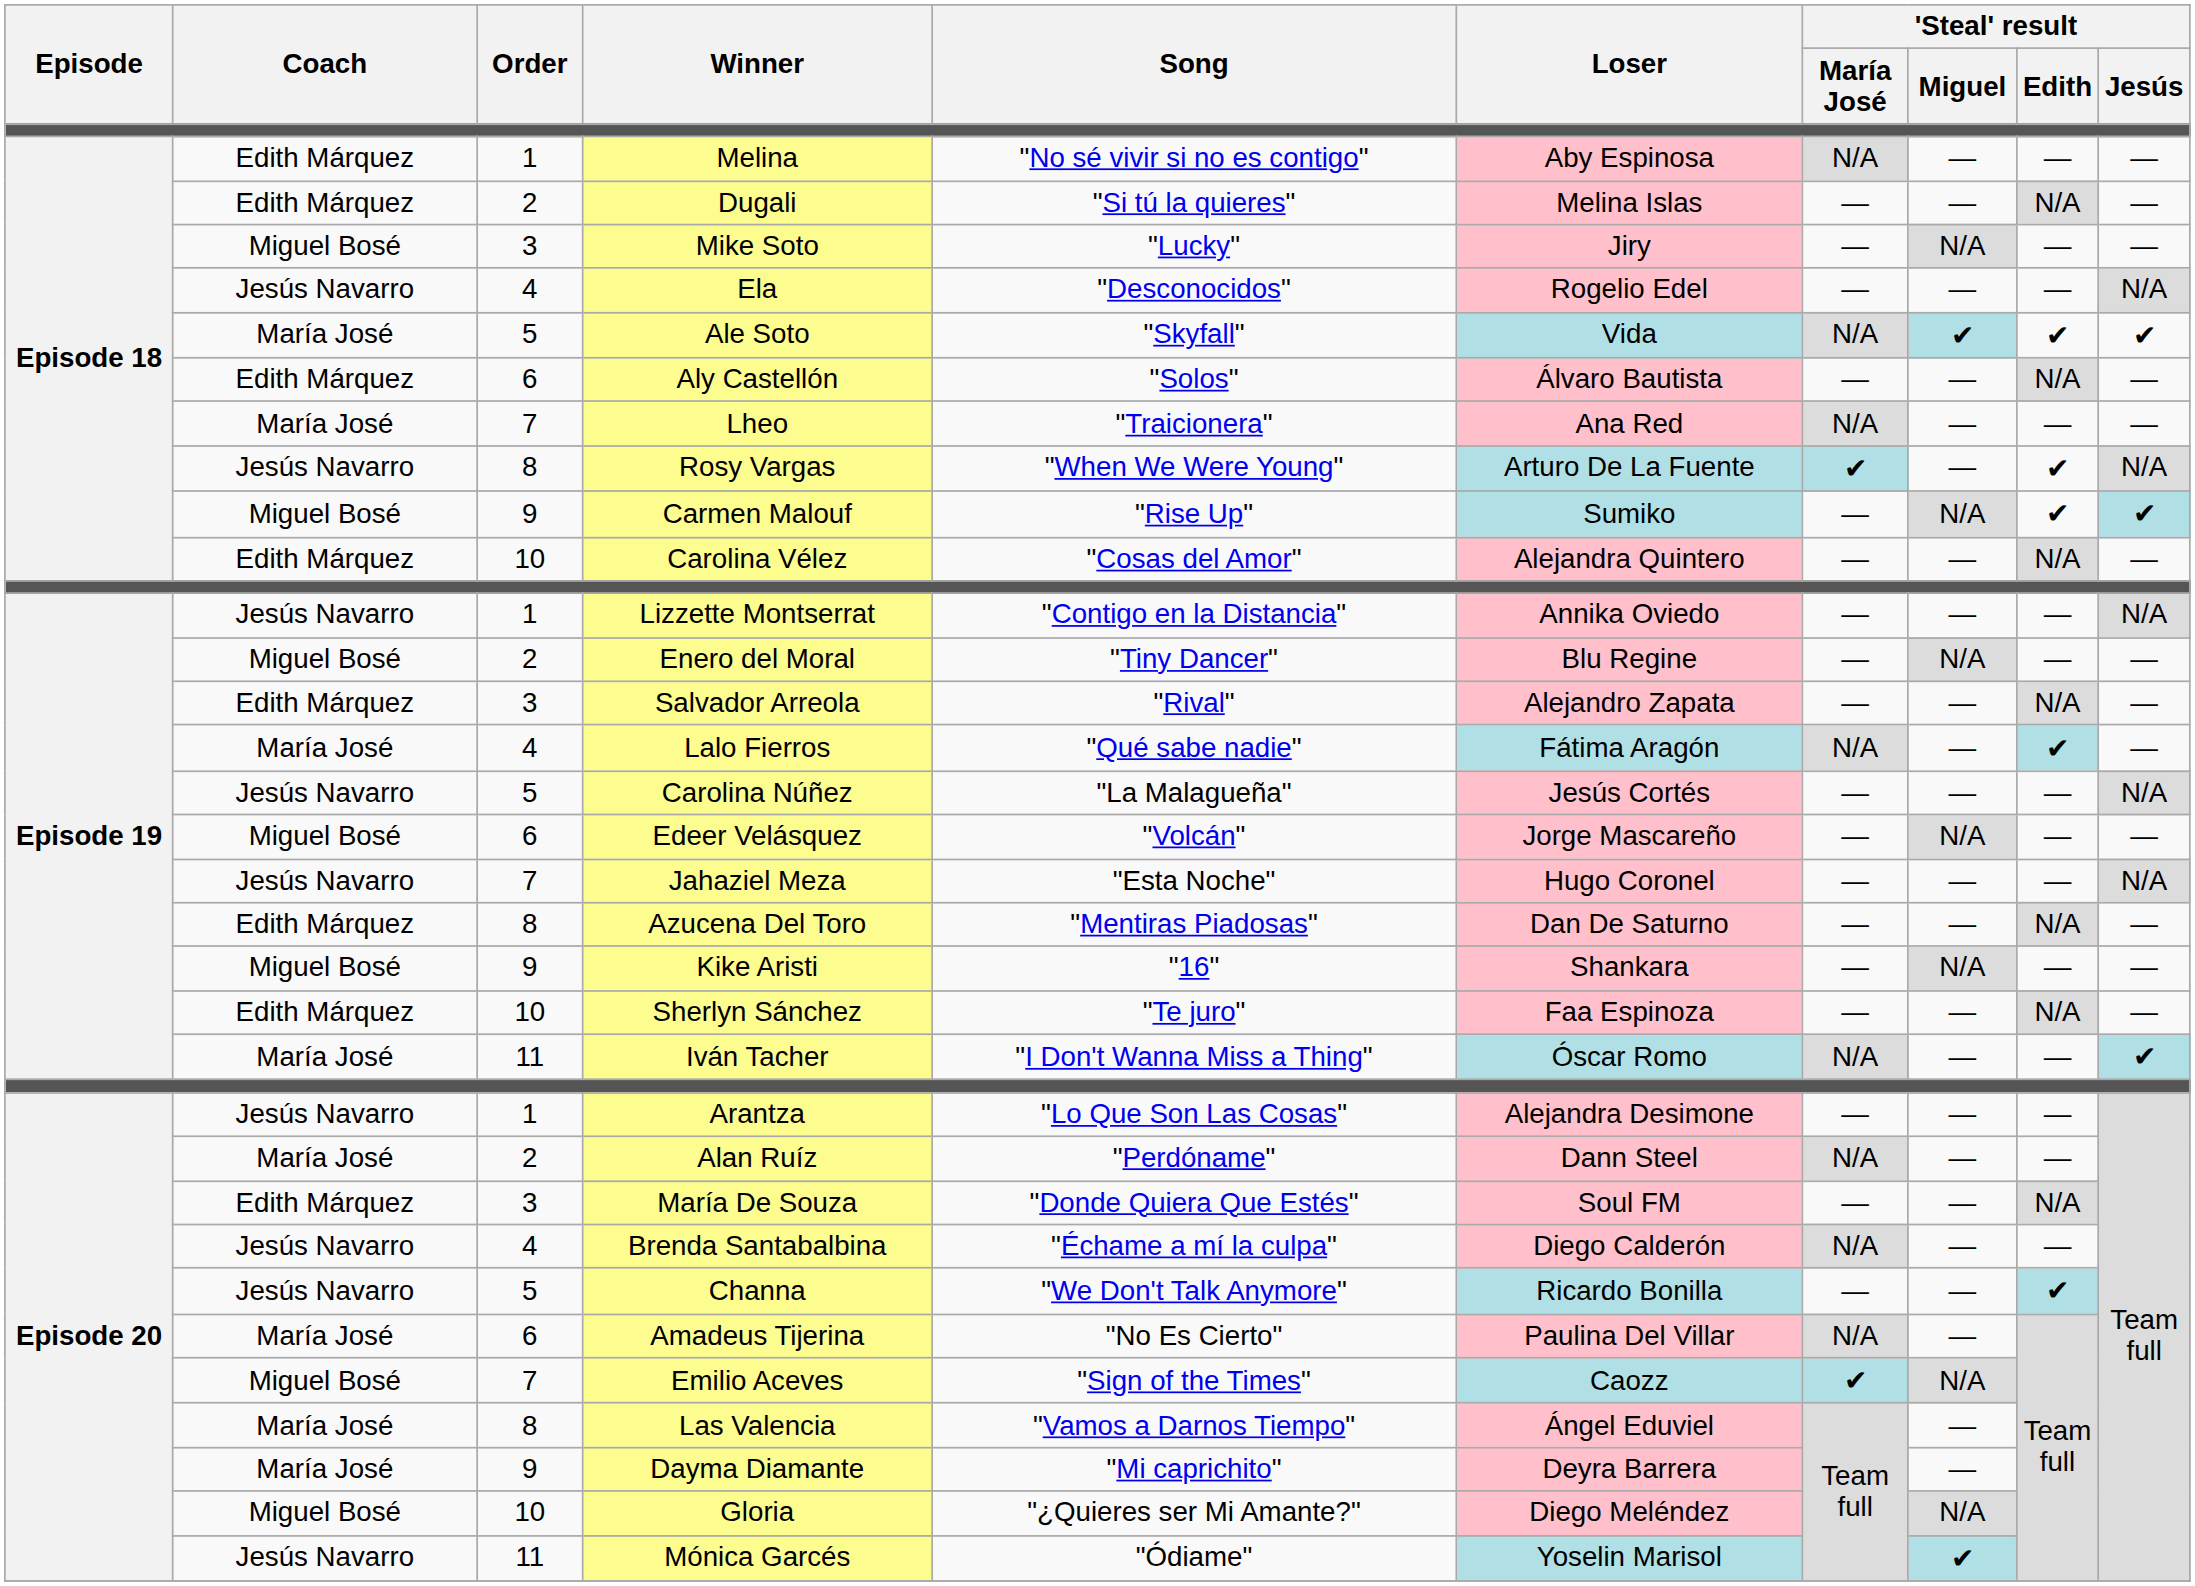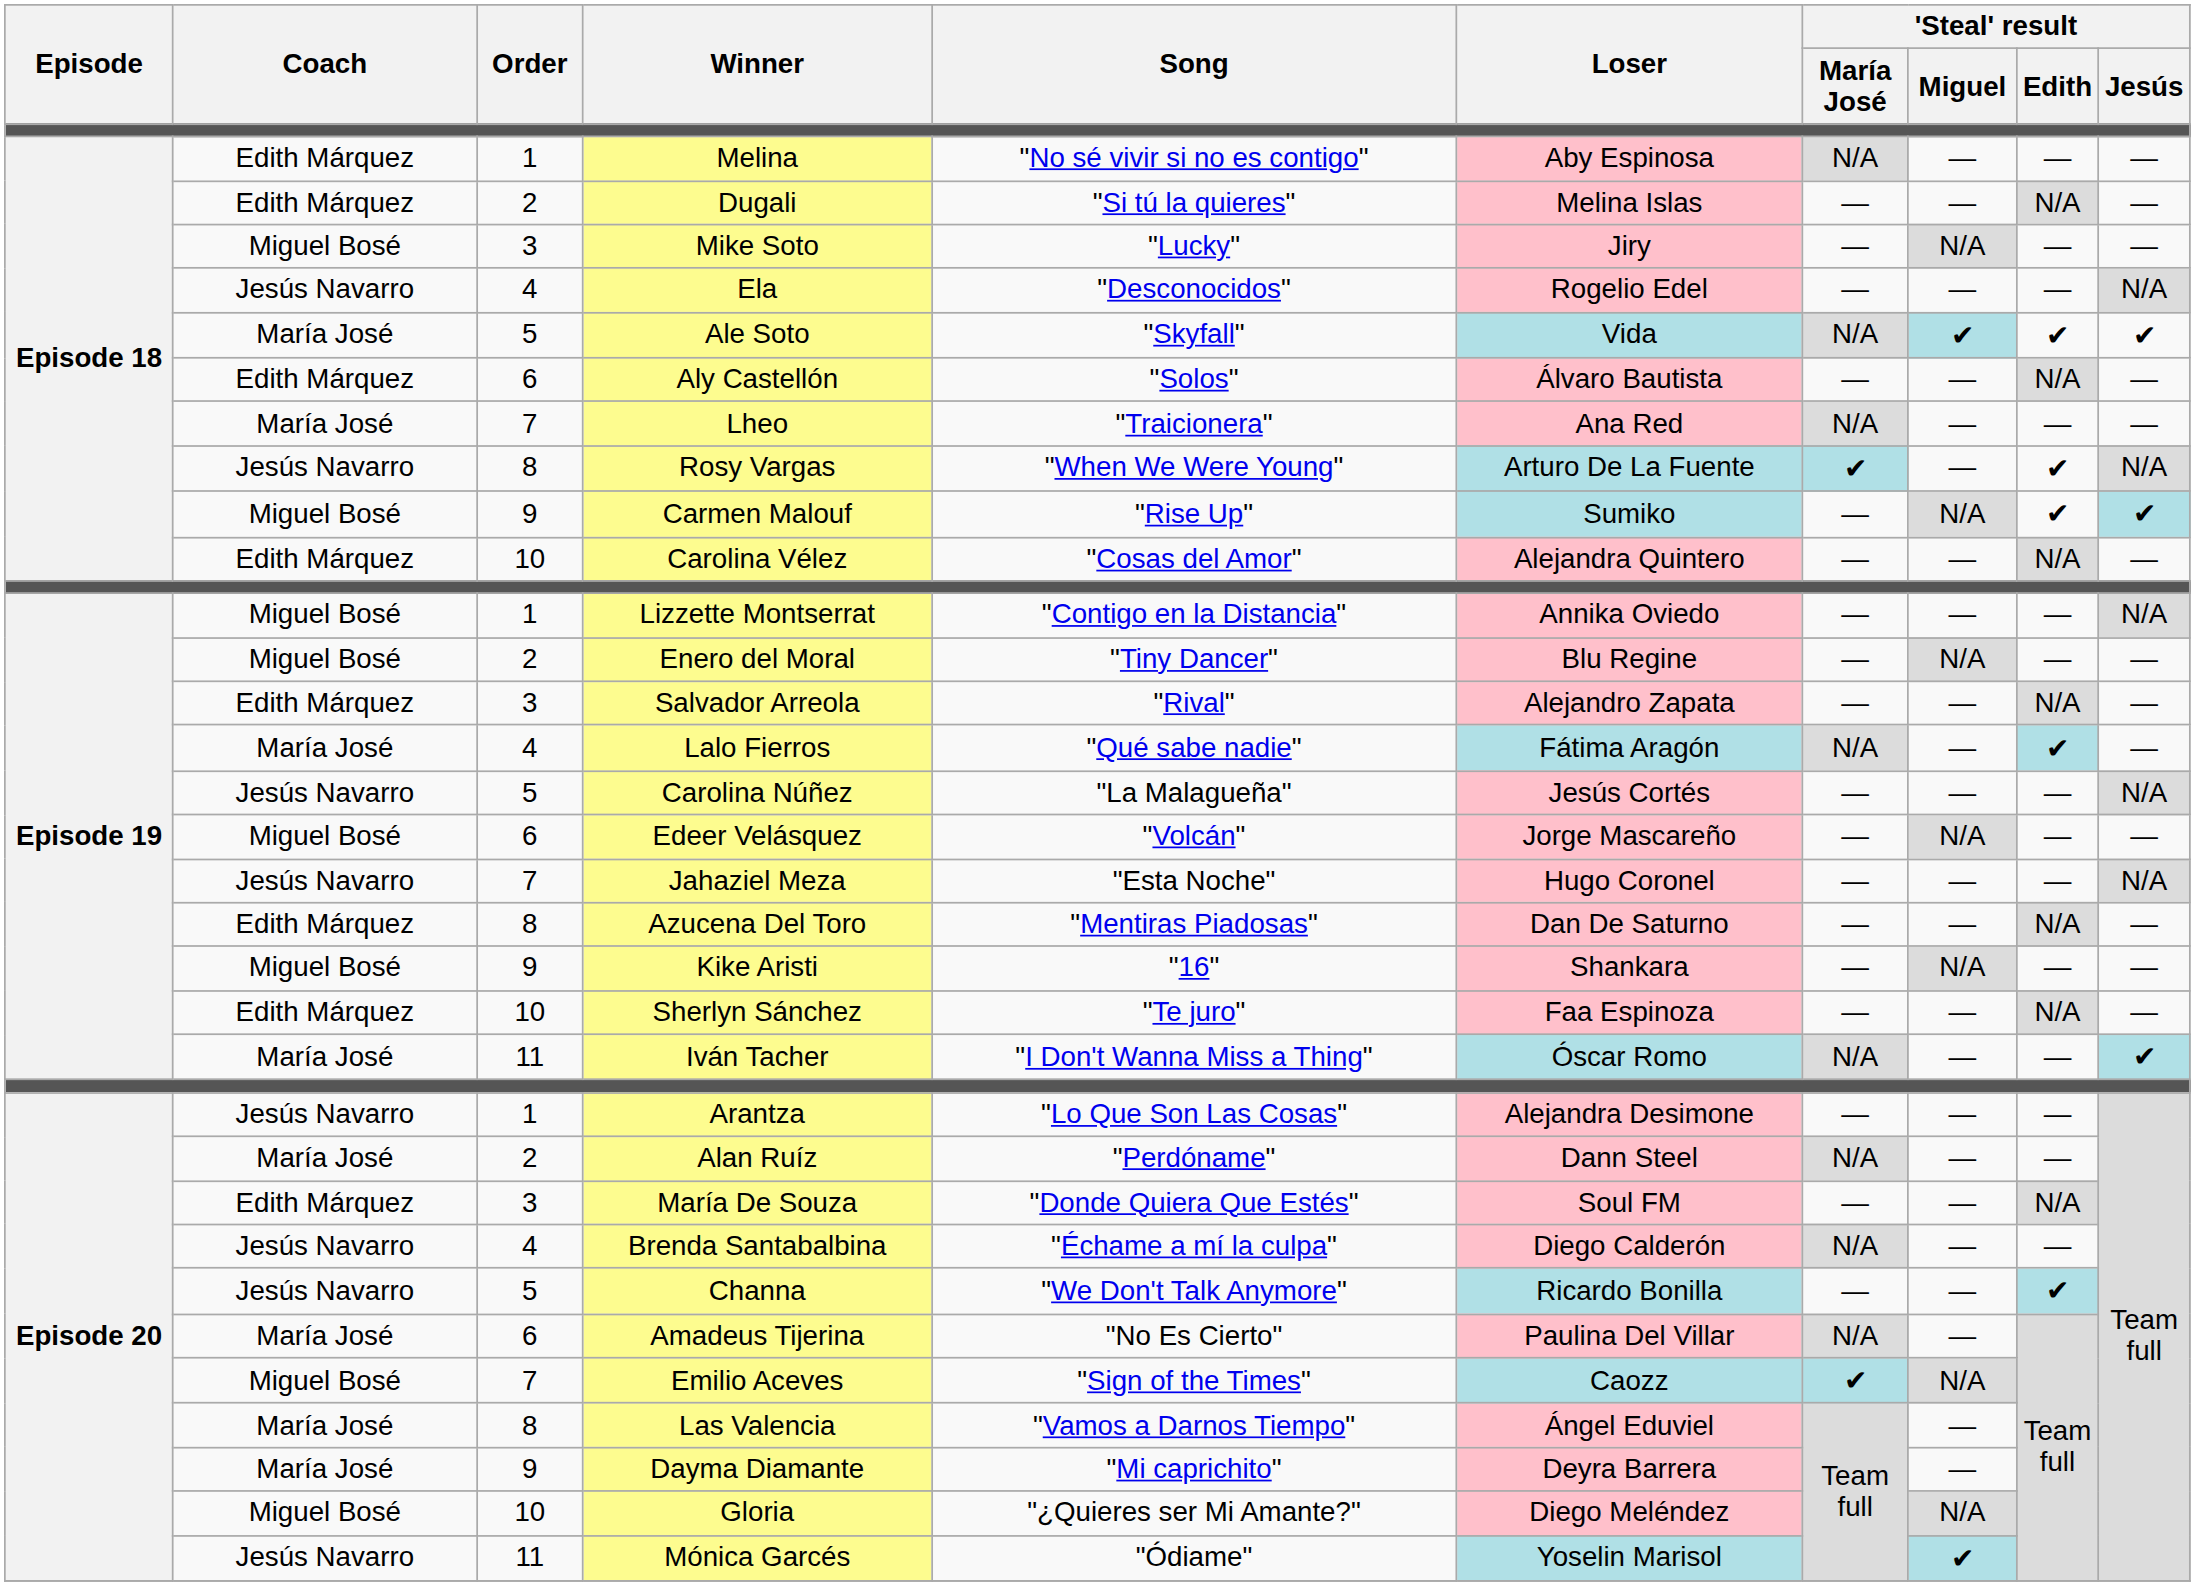(325, 615) Jesús Navarro -> (325, 615) Miguel Bosé
